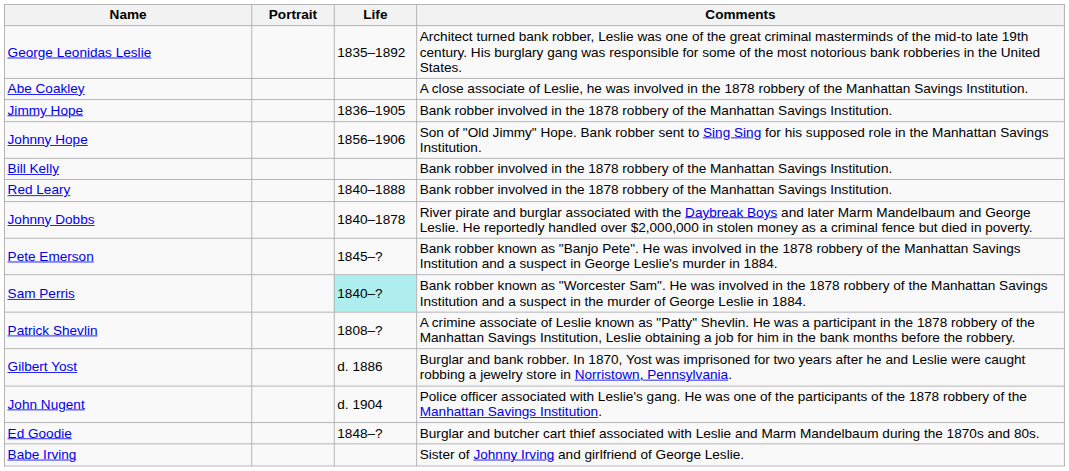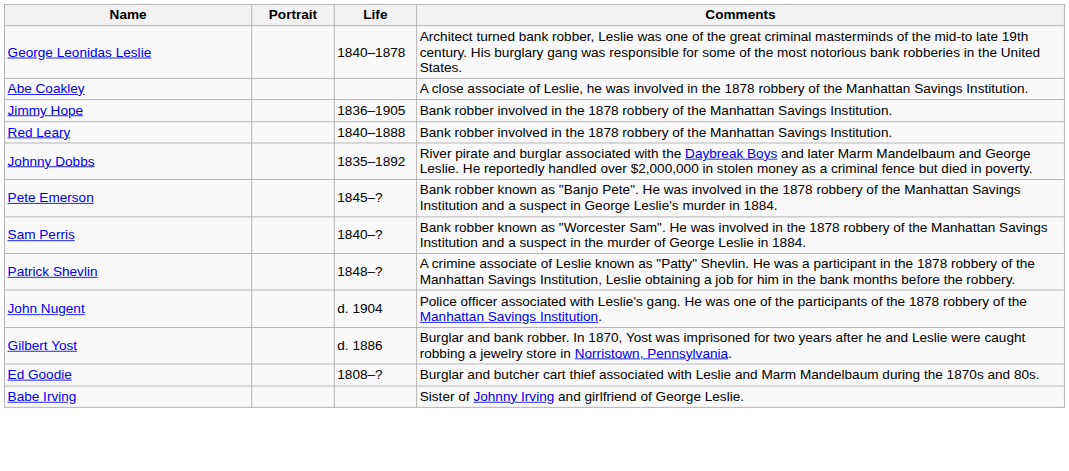(371, 52) 1835–1892 -> (371, 52) 1840–1878
- row: (48, 139)
- row: (33, 169)
(371, 219) 1840–1878 -> (371, 161) 1835–1892
(360, 293) paleturquoise background -> (360, 235) no background
(360, 330) 1808–? -> (360, 271) 1848–?
rows swapped: (42, 367) <-> (46, 404)
(360, 433) 1848–? -> (360, 374) 1808–?
